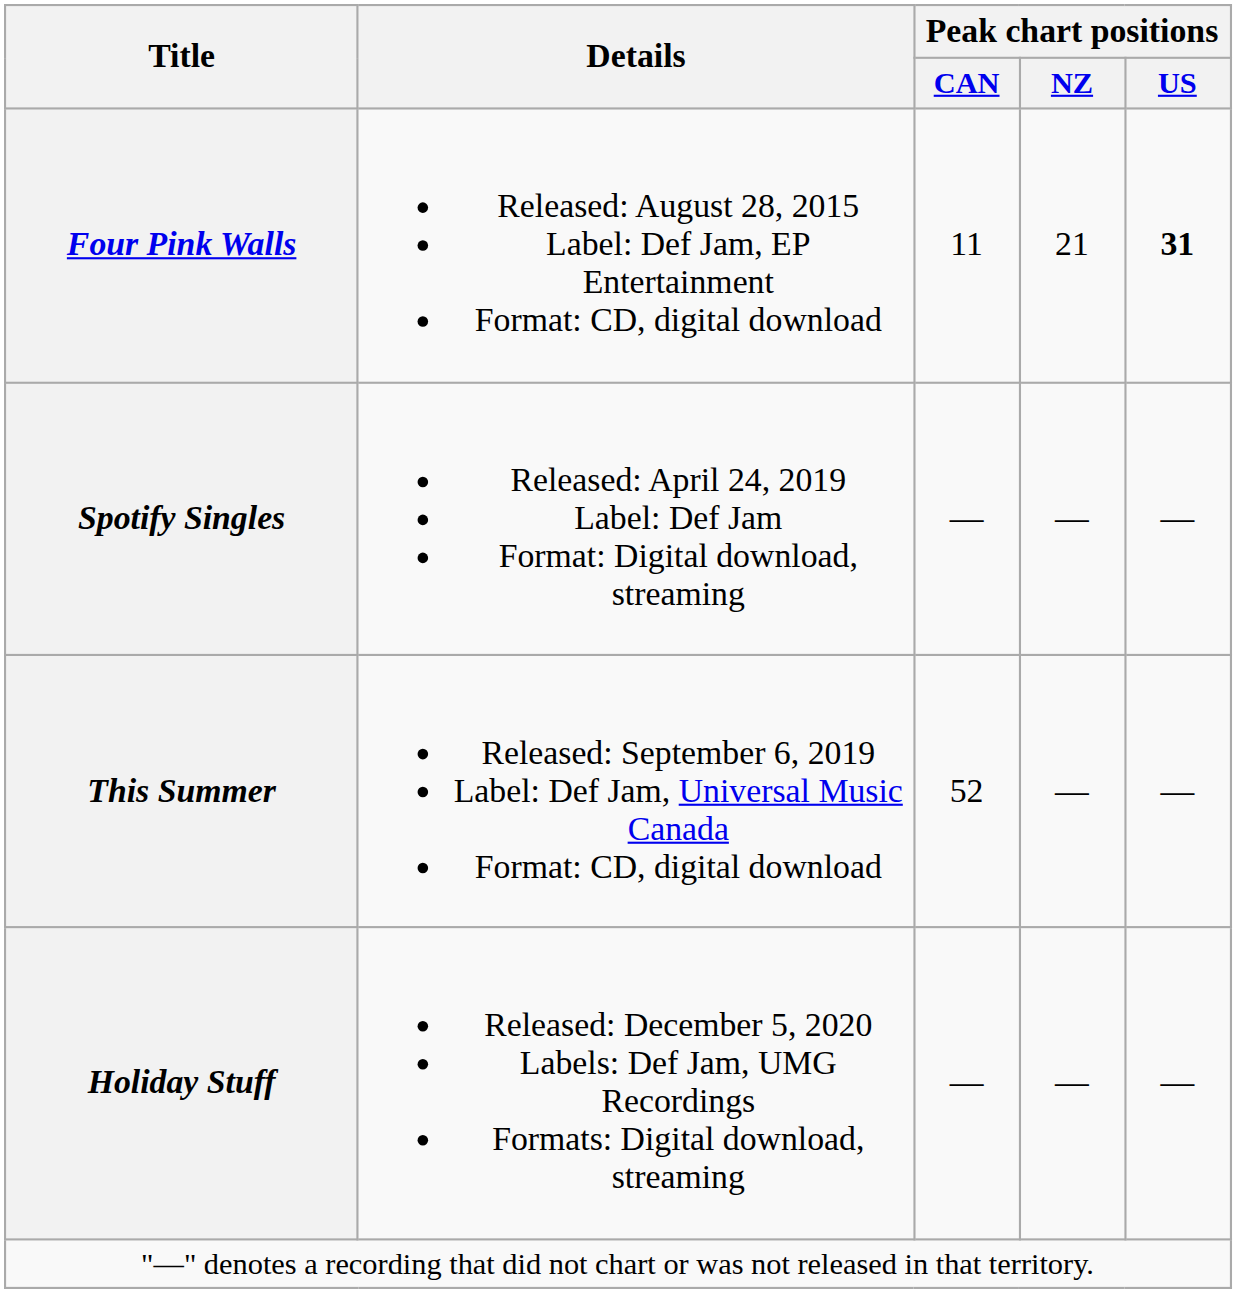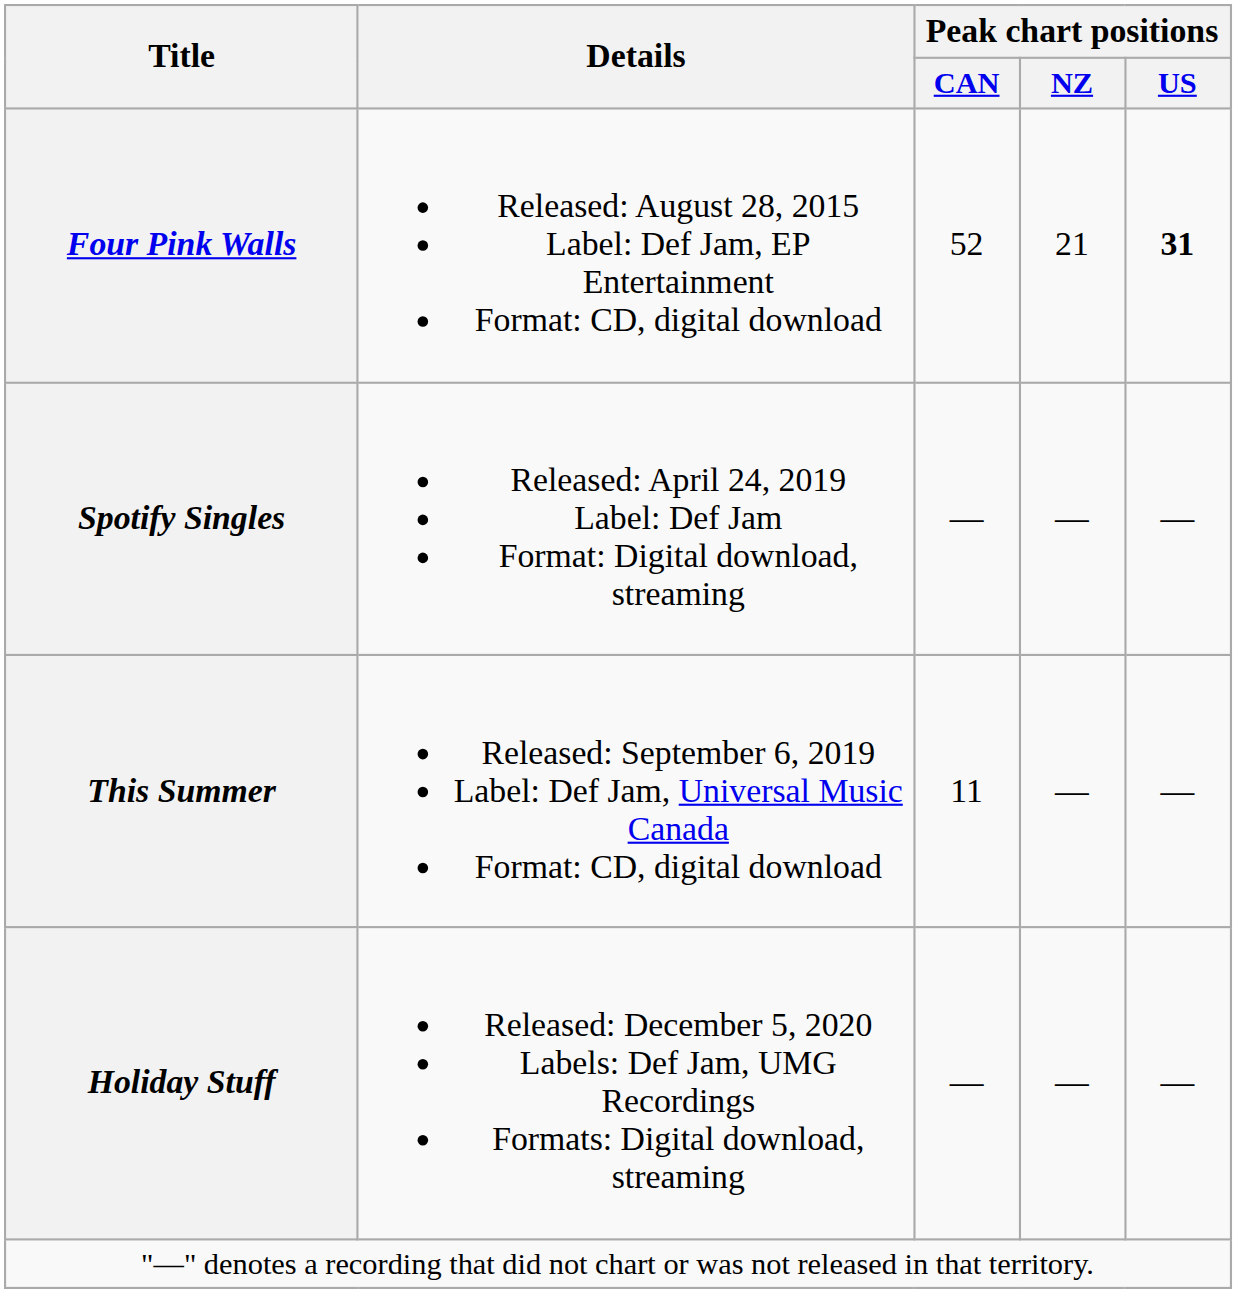(967, 244) 11 -> (967, 244) 52
(967, 790) 52 -> (967, 790) 11
